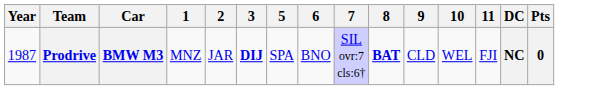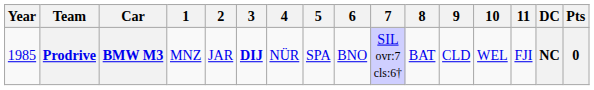+ column: (284, 15)
(22, 55) 1987 -> (22, 55) 1985
(386, 55) bold -> (422, 55) normal
